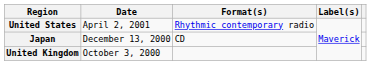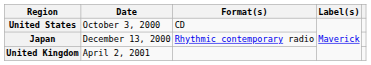(116, 25) April 2, 2001 -> (122, 25) October 3, 2000
(244, 25) Rhythmic contemporary radio -> (180, 25) CD
(180, 39) CD -> (244, 39) Rhythmic contemporary radio
(122, 53) October 3, 2000 -> (116, 53) April 2, 2001
